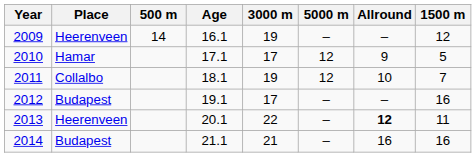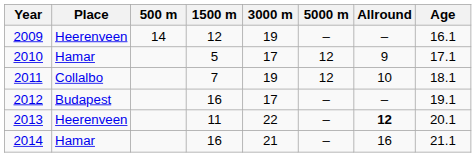columns swapped: (443, 15) <-> (214, 15)
(83, 141) Budapest -> (75, 141) Hamar
